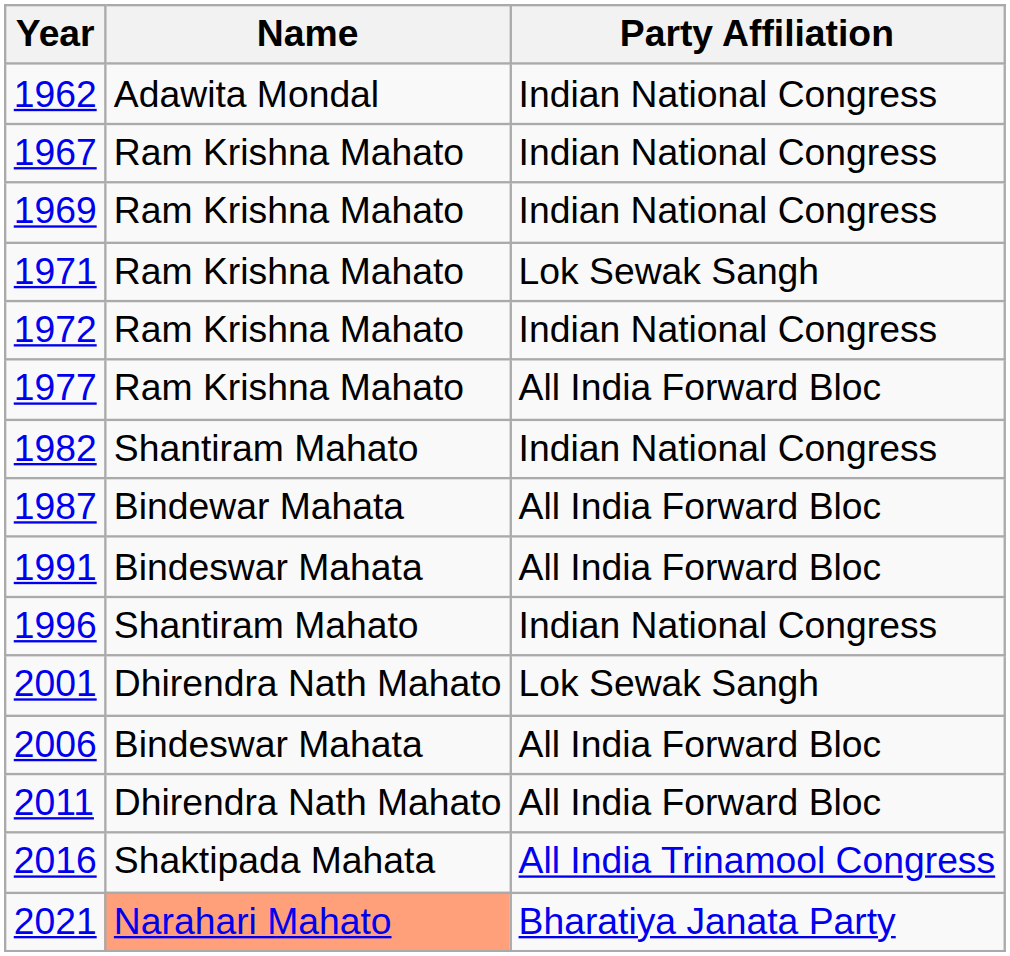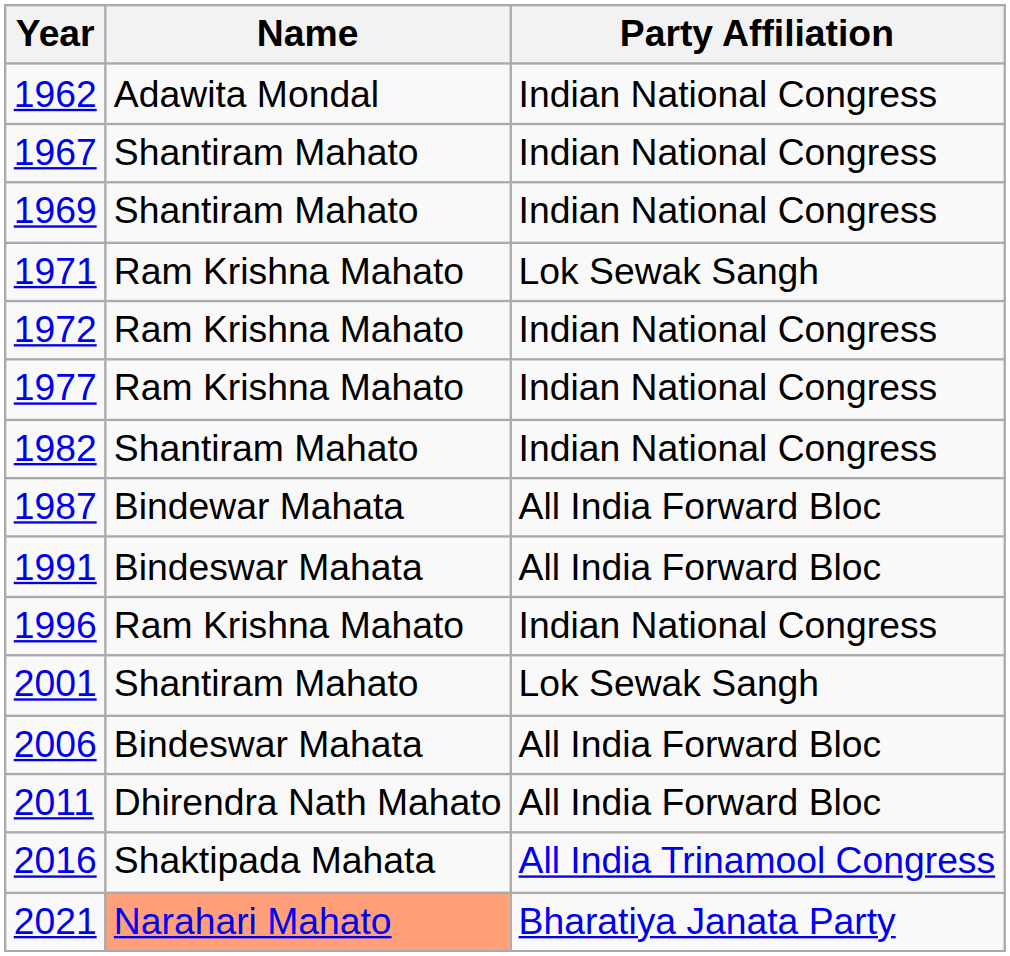(289, 152) Ram Krishna Mahato -> (266, 152) Shantiram Mahato
(289, 211) Ram Krishna Mahato -> (266, 211) Shantiram Mahato
(700, 388) All India Forward Bloc -> (728, 388) Indian National Congress
(266, 625) Shantiram Mahato -> (289, 625) Ram Krishna Mahato
(308, 684) Dhirendra Nath Mahato -> (266, 684) Shantiram Mahato
